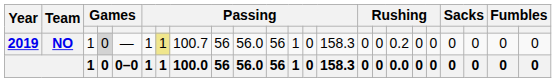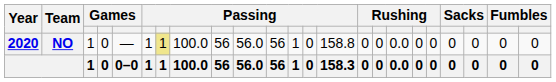(23, 44) 2019 -> (23, 44) 2020
(105, 44) lightgrey background -> (105, 44) no background
(190, 44) 100.7 -> (190, 44) 100.0
(337, 44) 158.3 -> (337, 44) 158.8
(399, 44) 0.2 -> (399, 44) 0.0
